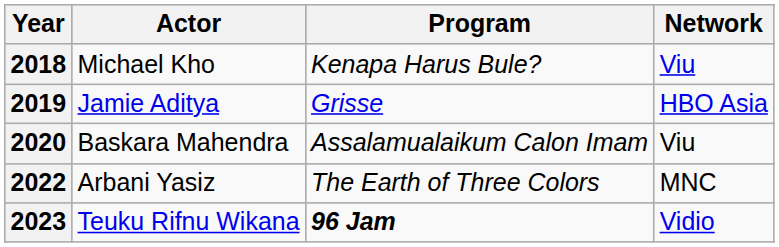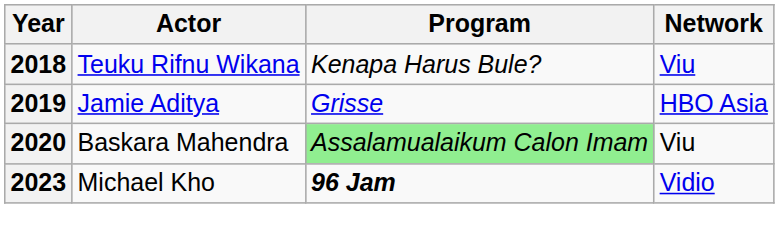(146, 63) Michael Kho -> (189, 63) Teuku Rifnu Wikana
(480, 143) no background -> (480, 143) lightgreen background
- row: (38, 182)
(189, 222) Teuku Rifnu Wikana -> (146, 182) Michael Kho
